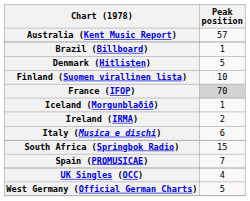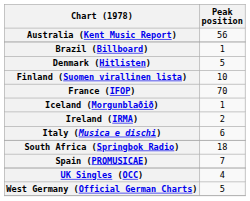(222, 35) 57 -> (222, 35) 56
(222, 91) lightgrey background -> (222, 91) no background
(222, 147) 15 -> (222, 147) 18
